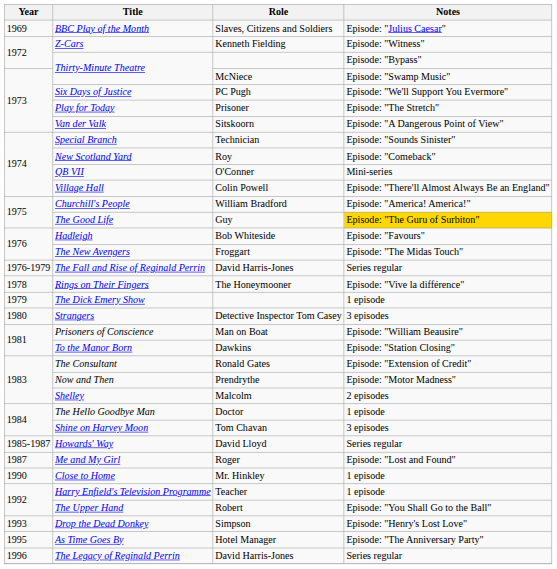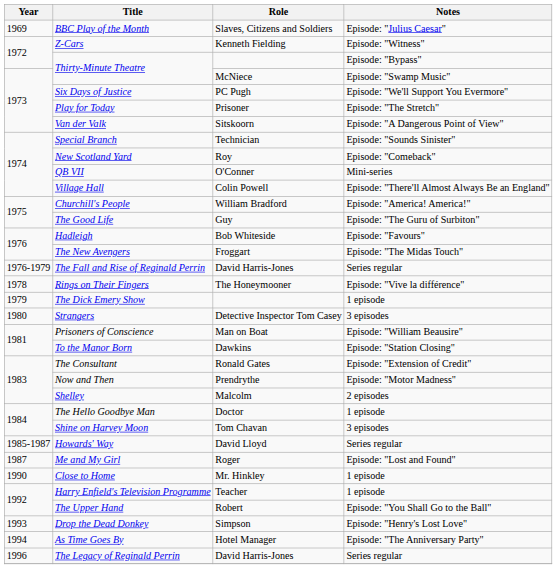(413, 220) gold background -> (413, 220) no background
(17, 540) 1995 -> (17, 540) 1994
